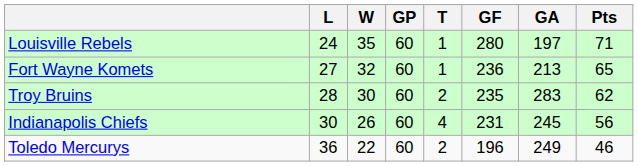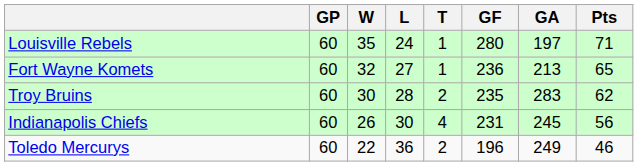columns swapped: (404, 17) <-> (328, 17)
